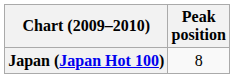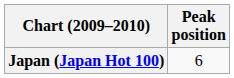(199, 60) 8 -> (199, 60) 6
